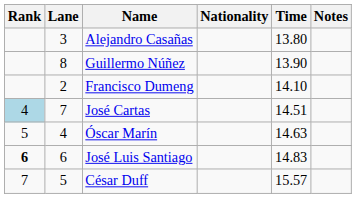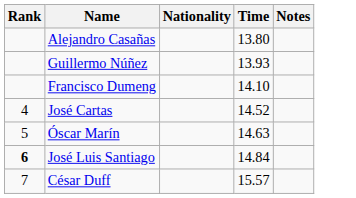- column: (63, 16)
(291, 63) 13.90 -> (254, 63) 13.93
(24, 110) lightblue background -> (24, 110) no background
(291, 110) 14.51 -> (254, 110) 14.52
(291, 157) 14.83 -> (254, 157) 14.84
